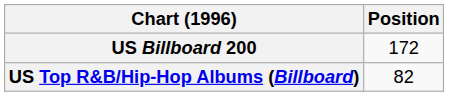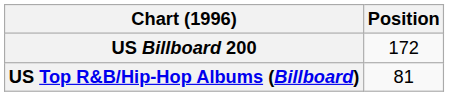(404, 76) 82 -> (404, 76) 81
